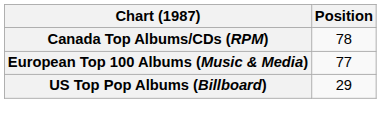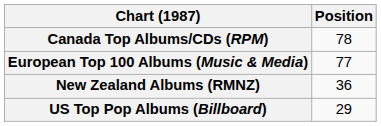+ row: (158, 86)
